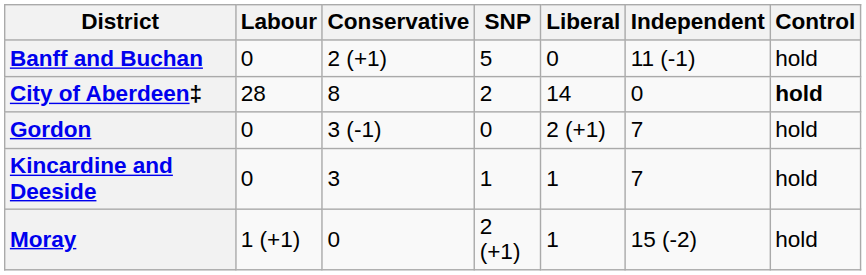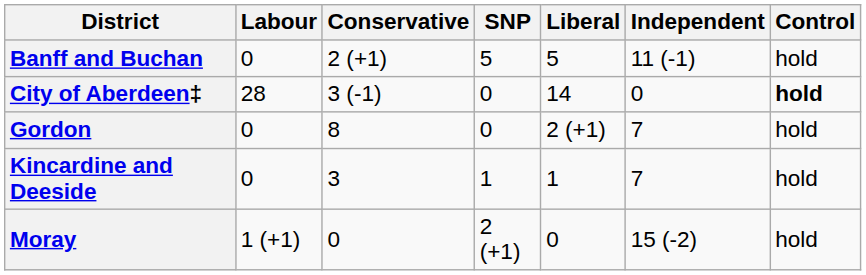(553, 58) 0 -> (553, 58) 5
(334, 93) 8 -> (355, 93) 3 (-1)
(486, 93) 2 -> (486, 93) 0
(355, 129) 3 (-1) -> (334, 129) 8
(553, 239) 1 -> (553, 239) 0
